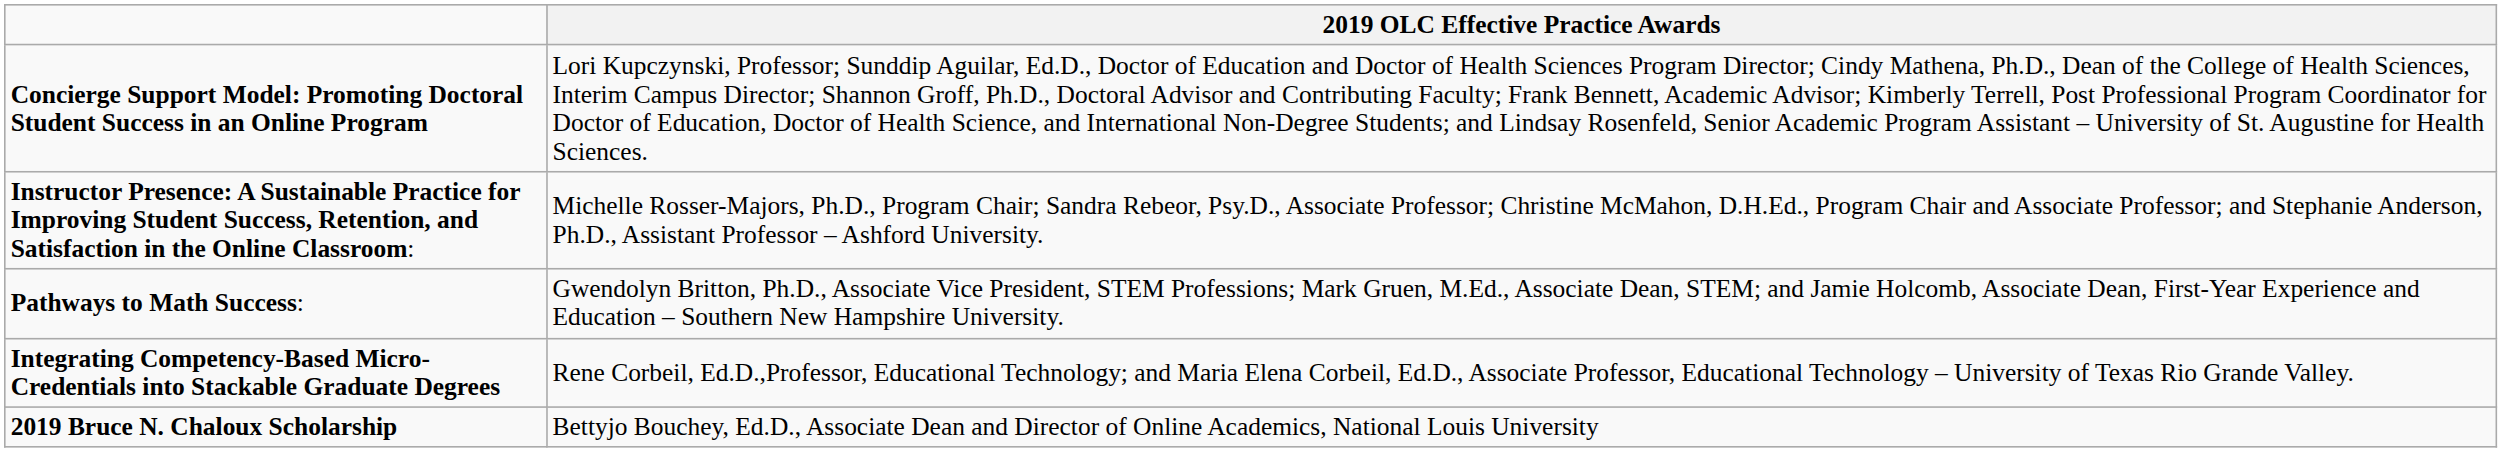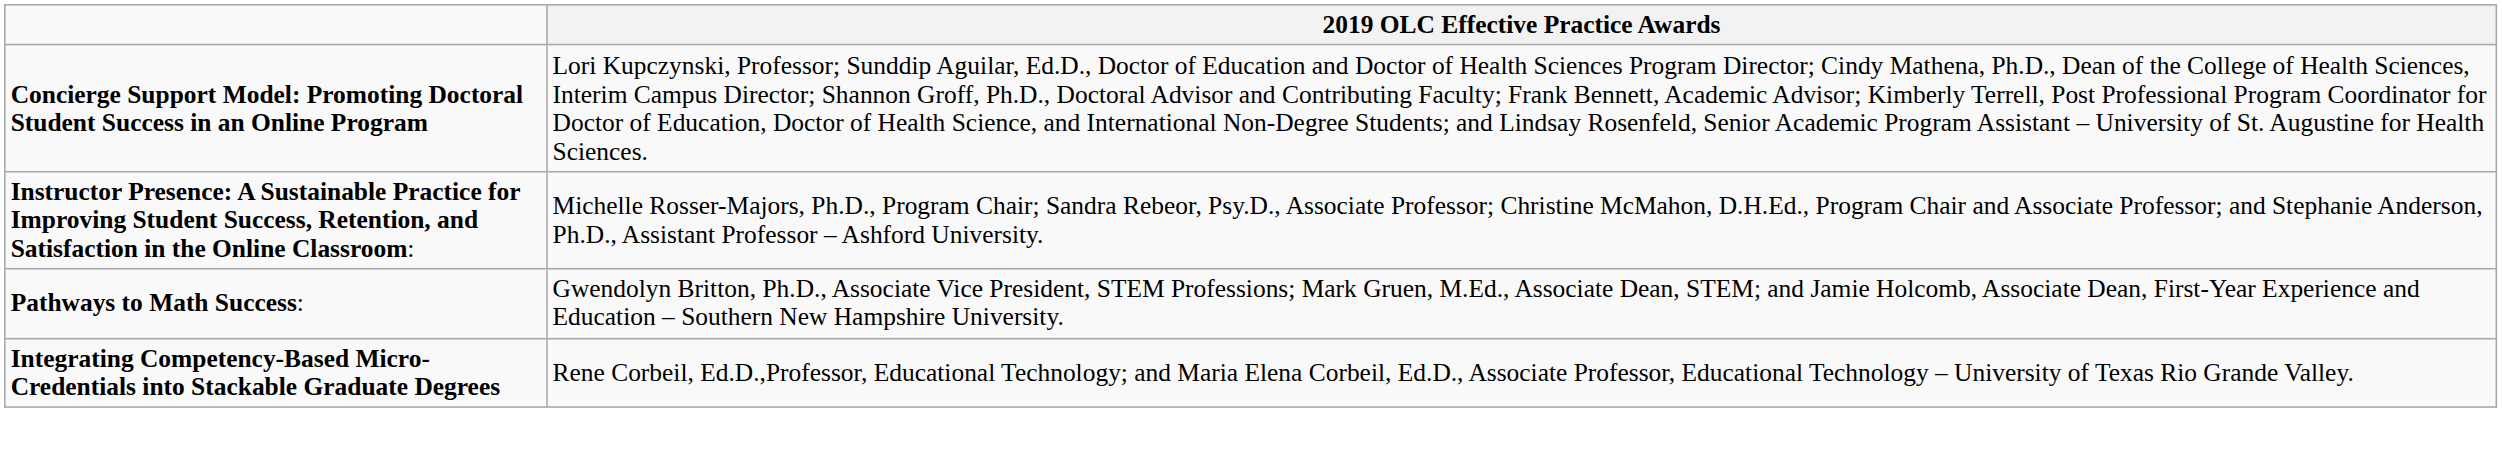- row: (204, 426)
